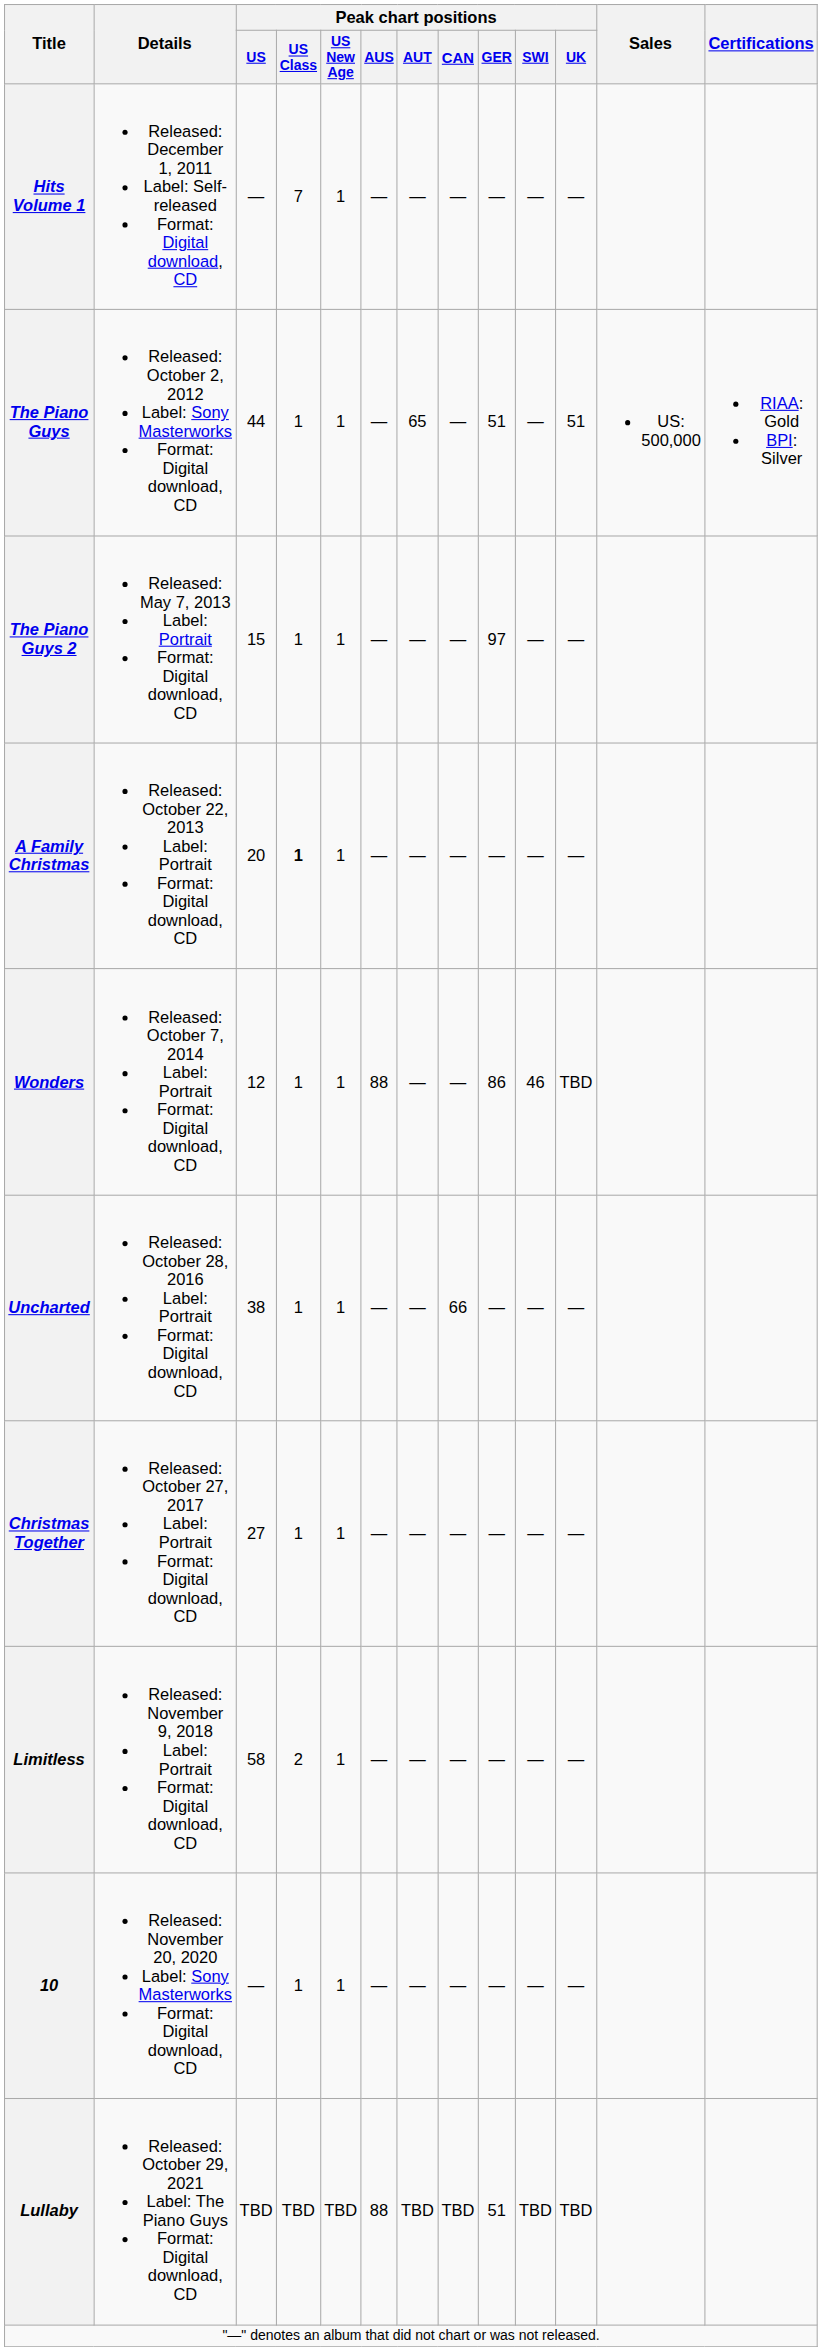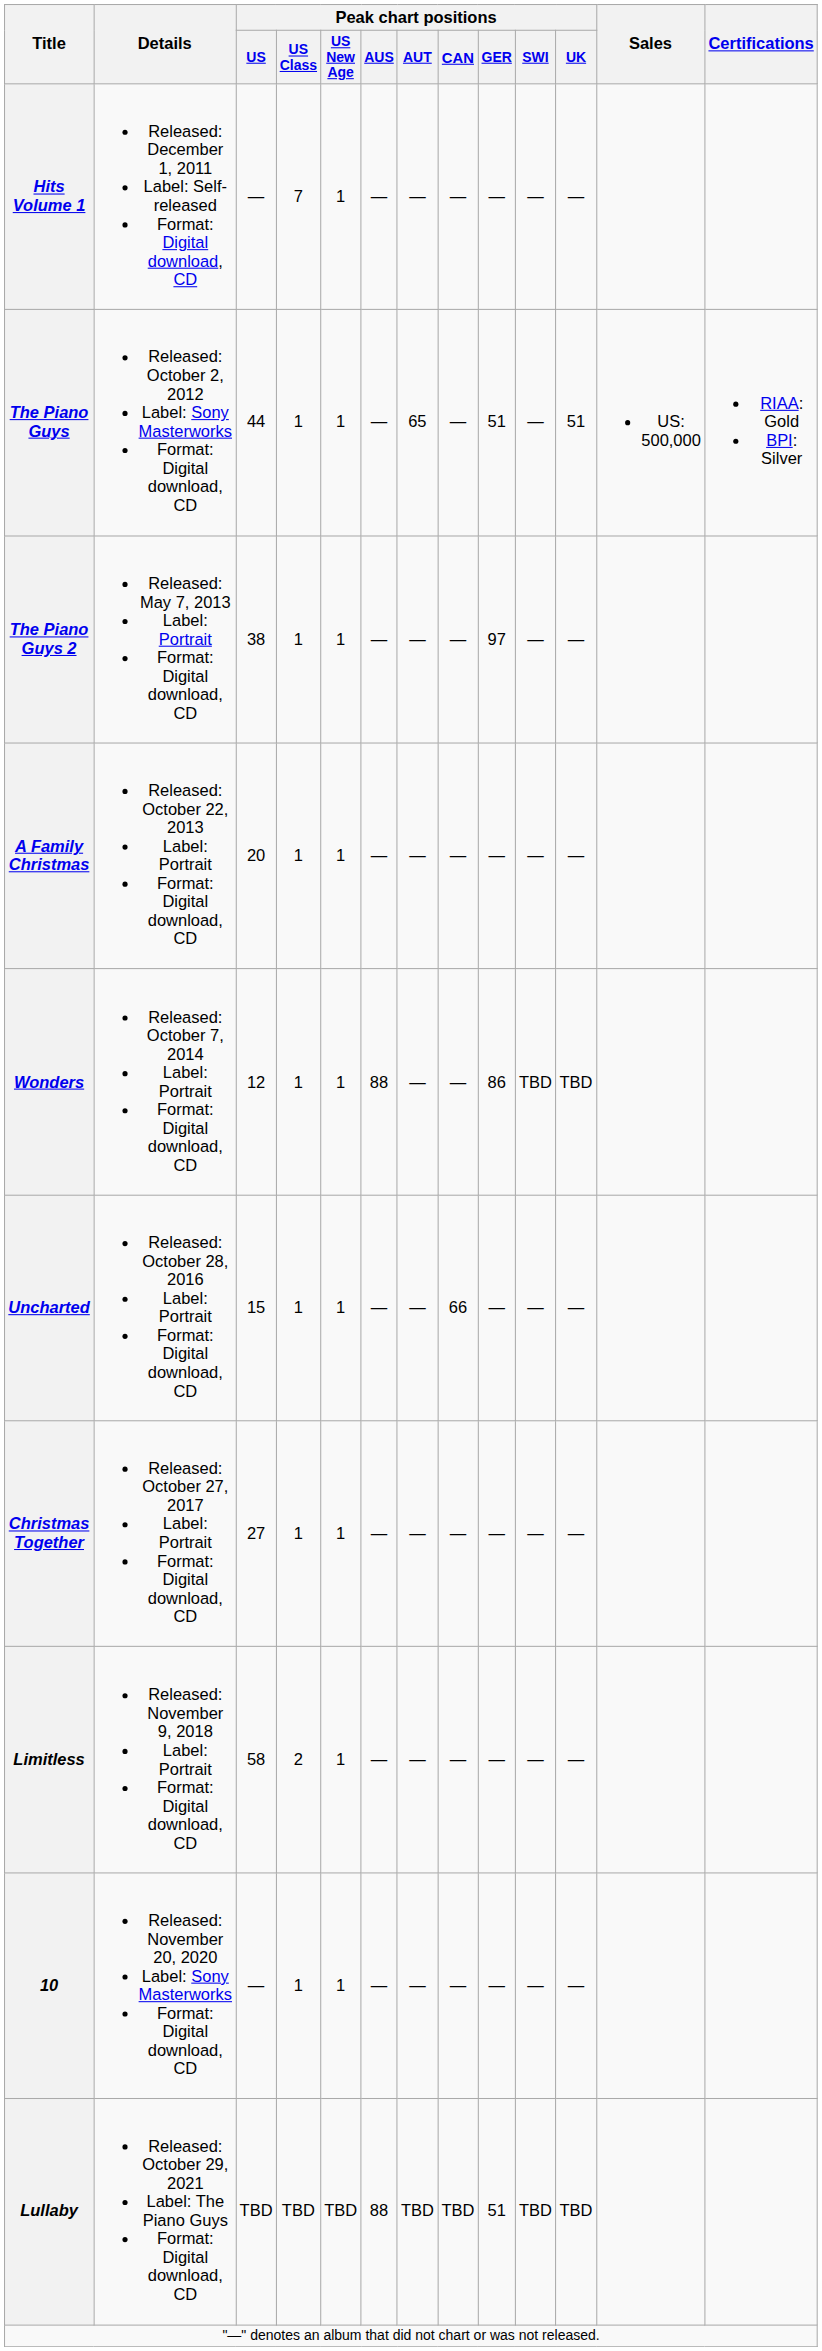(256, 639) 15 -> (256, 639) 38
(298, 855) bold -> (298, 855) normal
(535, 1081) 46 -> (535, 1081) TBD
(256, 1307) 38 -> (256, 1307) 15
